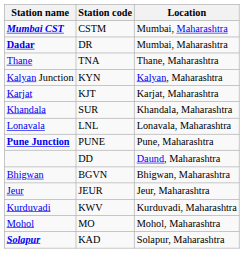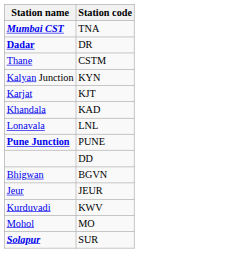- column: (187, 12)
(92, 28) CSTM -> (89, 28) TNA
(89, 61) TNA -> (92, 61) CSTM
(88, 110) SUR -> (89, 110) KAD
(89, 239) KAD -> (88, 239) SUR
